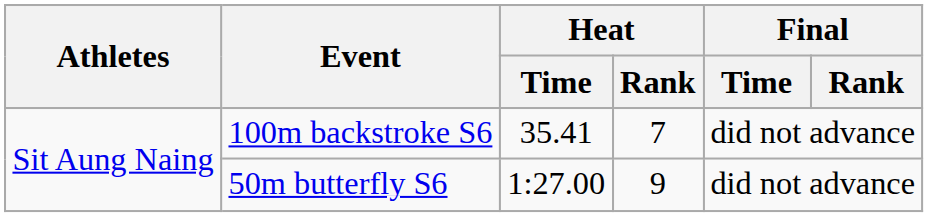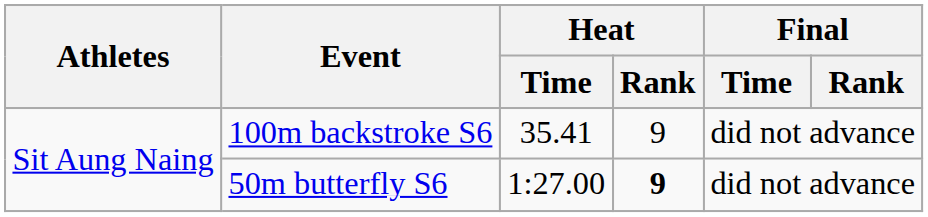(658, 132) 7 -> (658, 132) 9
(658, 183) normal -> (658, 183) bold
